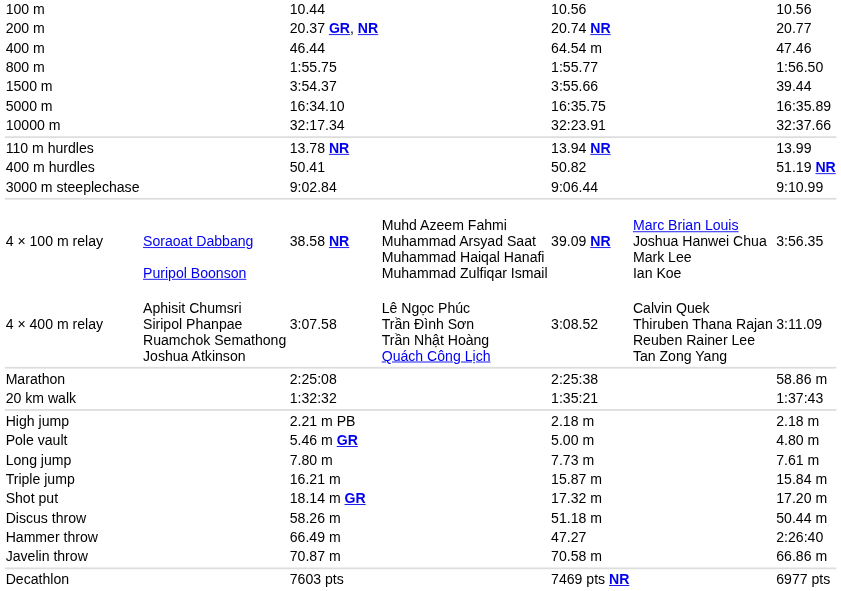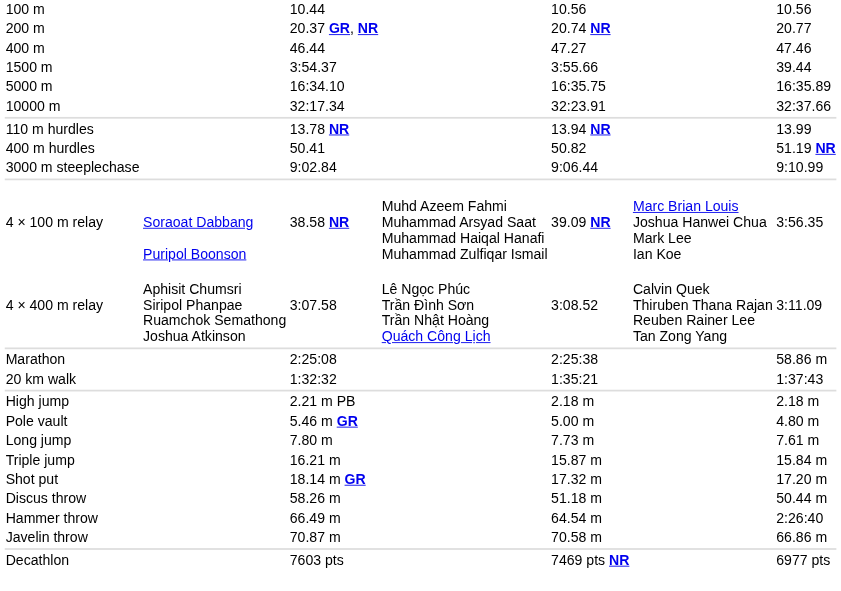(577, 48) 64.54 m -> (569, 48) 47.27
- row: (25, 67)
(569, 537) 47.27 -> (577, 518) 64.54 m
